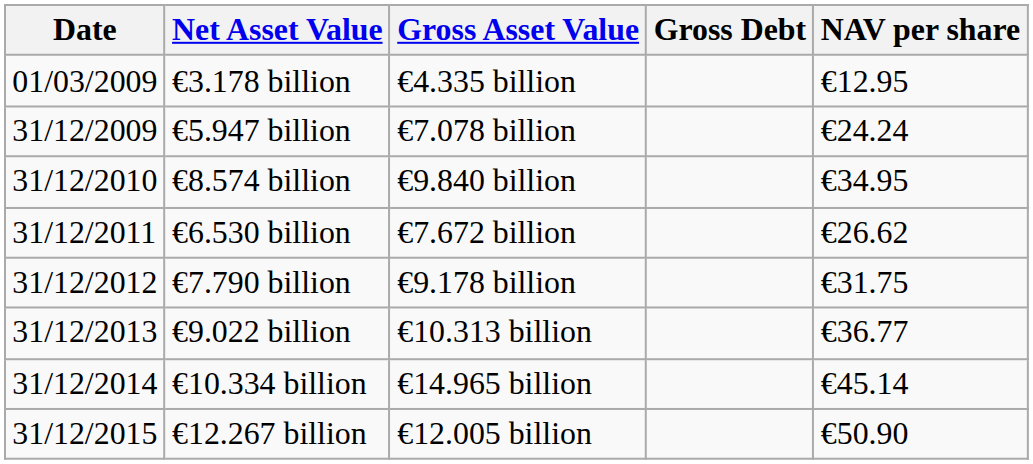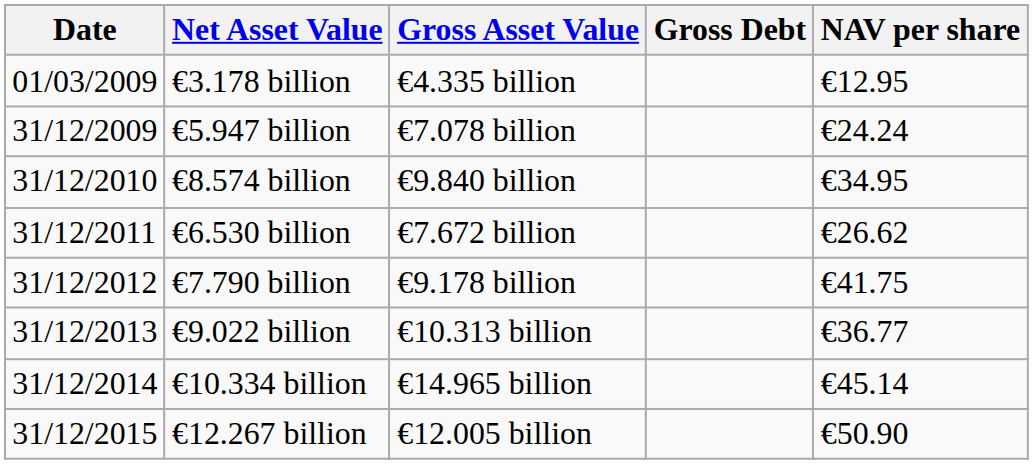(865, 282) €31.75 -> (865, 282) €41.75
